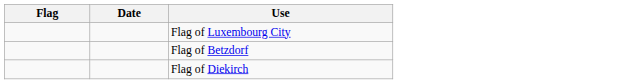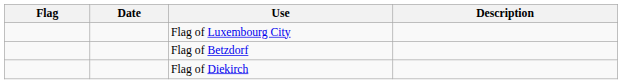+ column: (505, 13)
